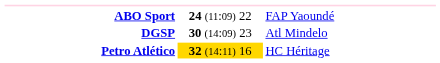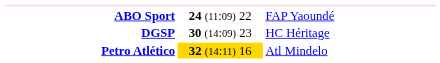(297, 33) Atl Mindelo -> (298, 33) HC Héritage
(298, 50) HC Héritage -> (297, 50) Atl Mindelo
